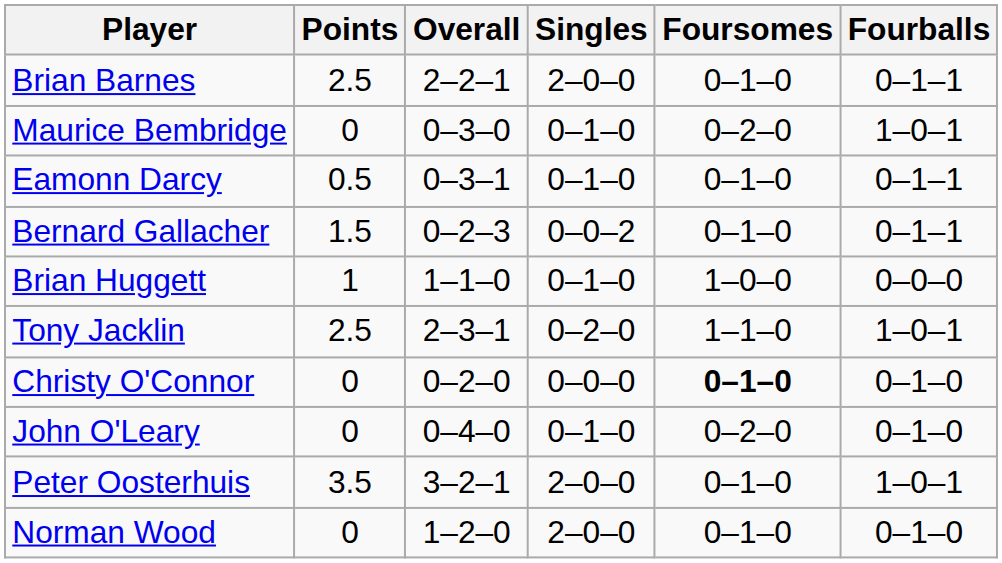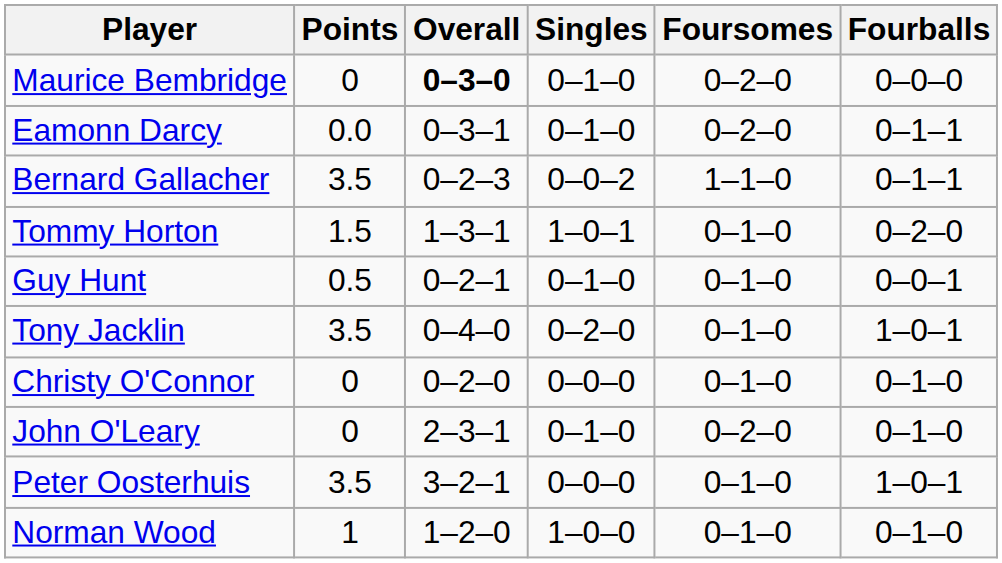- row: (104, 79)
(467, 130) normal -> (467, 79) bold
(919, 130) 1–0–1 -> (919, 79) 0–0–0
(350, 180) 0.5 -> (350, 130) 0.0
(748, 180) 0–1–0 -> (748, 130) 0–2–0
(350, 230) 1.5 -> (350, 180) 3.5
(748, 230) 0–1–0 -> (748, 180) 1–1–0
+ row: (115, 230)
- row: (109, 280)
+ row: (79, 280)
(350, 331) 2.5 -> (350, 331) 3.5
(467, 331) 2–3–1 -> (467, 331) 0–4–0
(748, 331) 1–1–0 -> (748, 331) 0–1–0
(748, 381) bold -> (748, 381) normal
(467, 431) 0–4–0 -> (467, 431) 2–3–1
(591, 481) 2–0–0 -> (591, 481) 0–0–0
(350, 532) 0 -> (350, 532) 1
(591, 532) 2–0–0 -> (591, 532) 1–0–0
